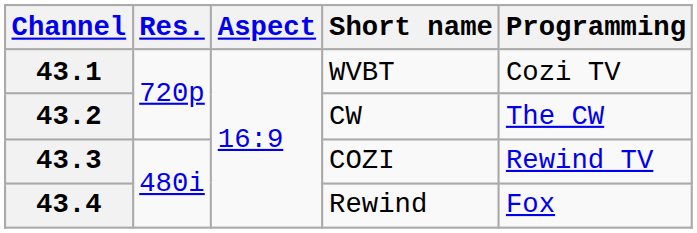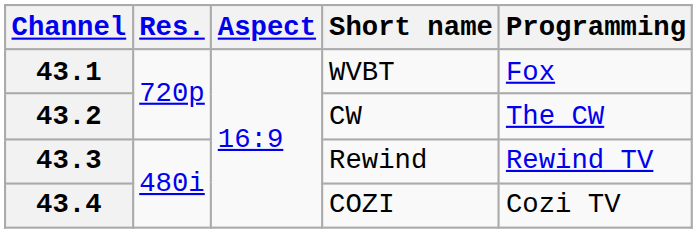(563, 72) Cozi TV -> (530, 72) Fox
(362, 161) COZI -> (378, 161) Rewind
(378, 205) Rewind -> (362, 205) COZI
(530, 205) Fox -> (563, 205) Cozi TV
